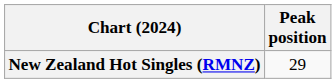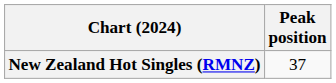(297, 64) 29 -> (297, 64) 37
